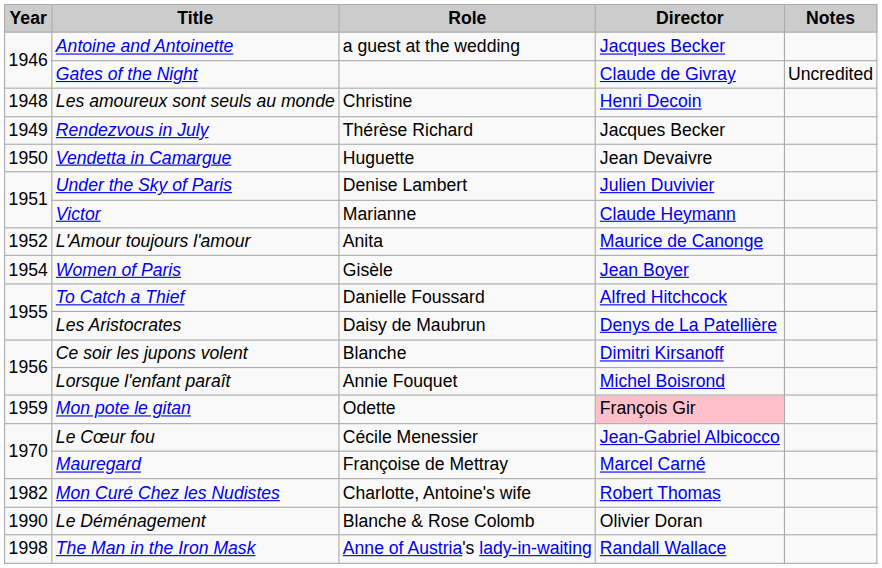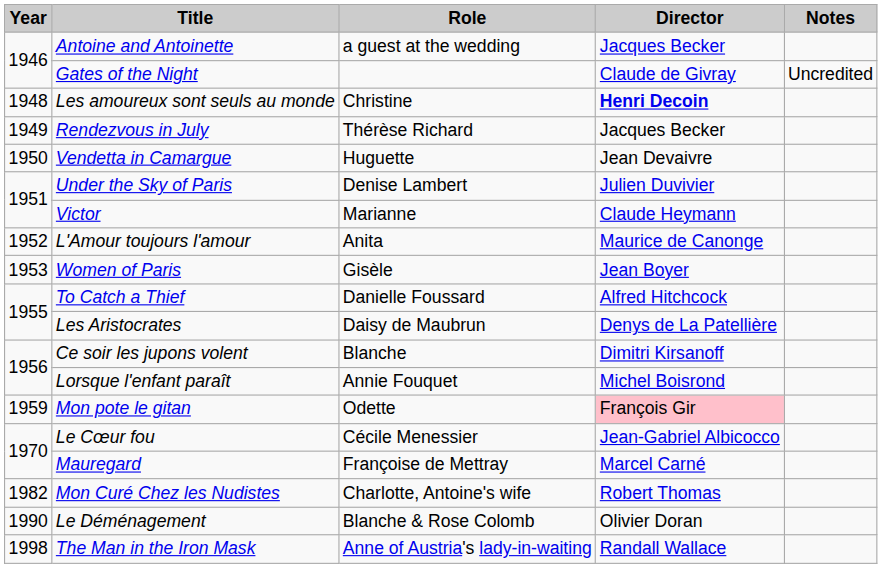(651, 102) normal -> (654, 102) bold
(28, 269) 1954 -> (28, 269) 1953
